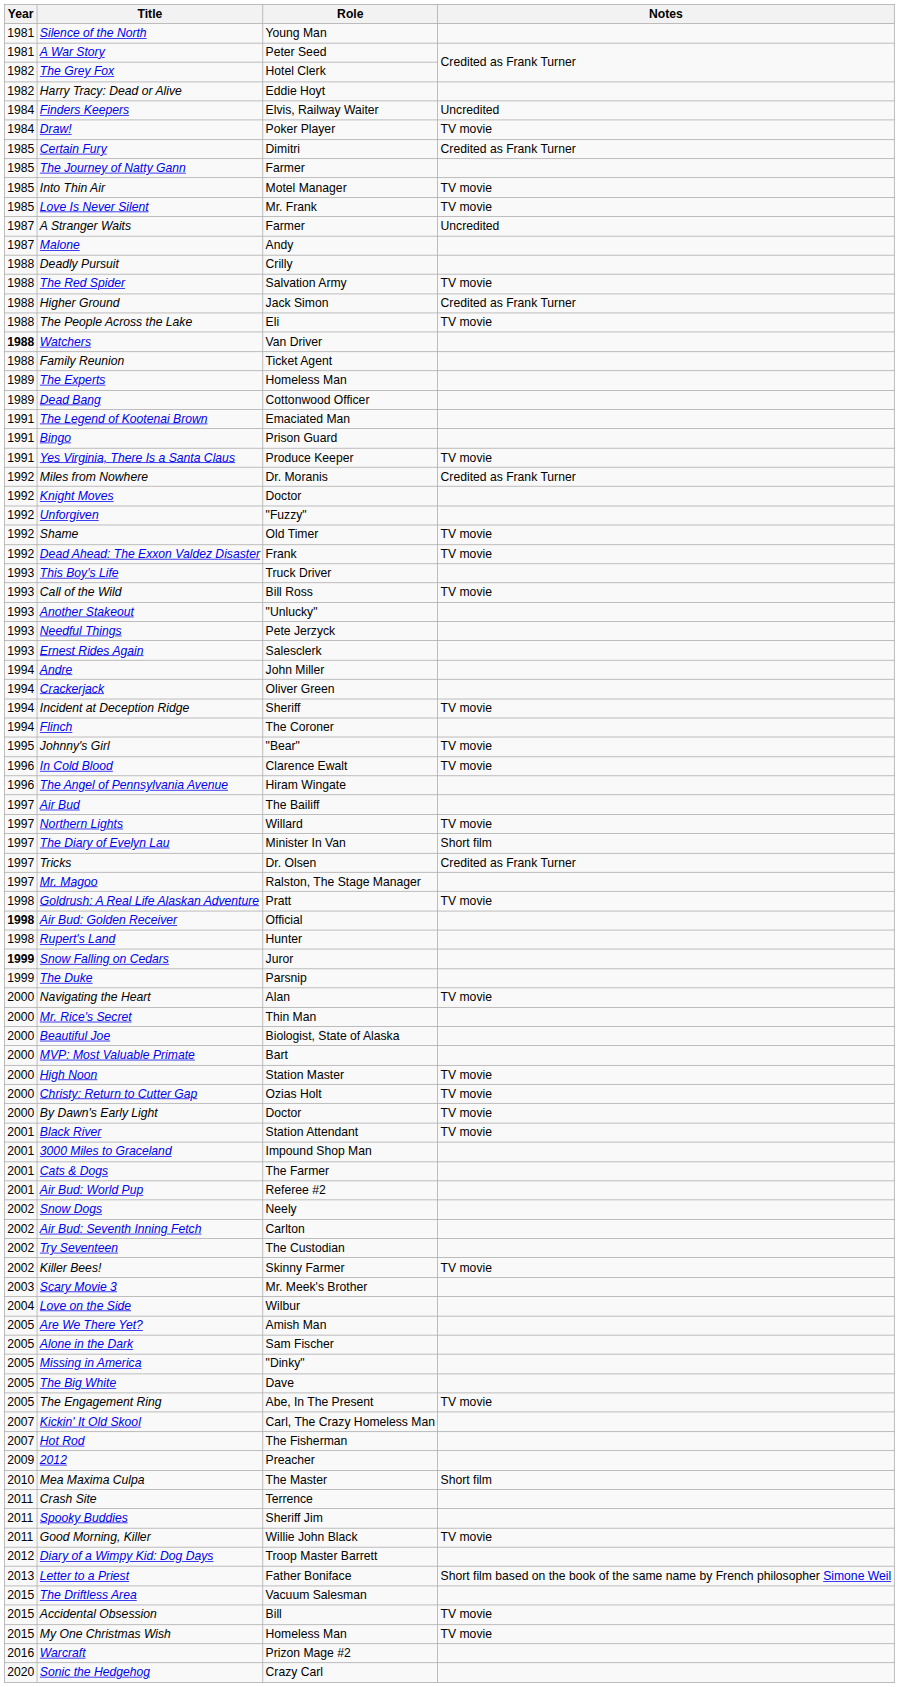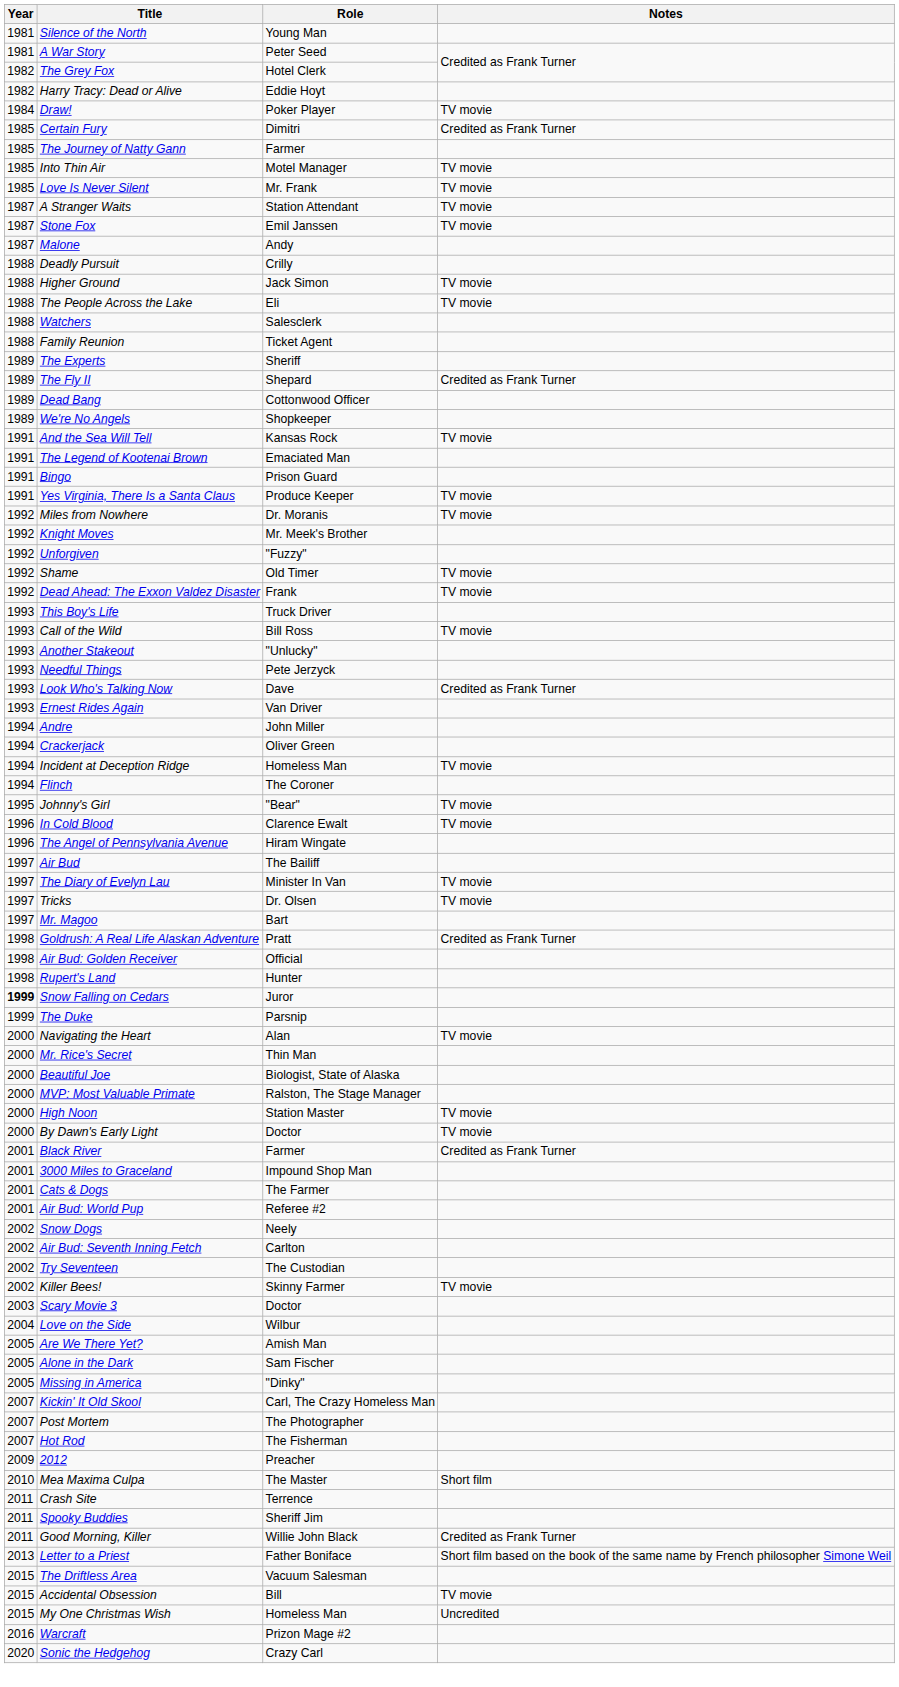- row: (84, 110)
(285, 226) Farmer -> (312, 206) Station Attendant
(470, 226) Uncredited -> (466, 206) TV movie
+ row: (68, 226)
- row: (82, 284)
(508, 303) Credited as Frank Turner -> (466, 284) TV movie
(21, 341) bold -> (21, 322) normal
(294, 341) Van Driver -> (294, 322) Salesclerk
(306, 380) Homeless Man -> (283, 361) Sheriff
+ row: (65, 380)
+ row: (85, 419)
+ row: (96, 438)
(508, 476) Credited as Frank Turner -> (466, 515) TV movie
(283, 496) Doctor -> (316, 534) Mr. Meek's Brother
+ row: (106, 689)
(294, 650) Salesclerk -> (294, 708) Van Driver
(283, 708) Sheriff -> (306, 766) Homeless Man
- row: (81, 824)
(466, 843) Short film -> (466, 881) TV movie
(508, 862) Credited as Frank Turner -> (466, 901) TV movie
(343, 881) Ralston, The Stage Manager -> (277, 920) Bart
(466, 901) TV movie -> (508, 939) Credited as Frank Turner
(21, 920) bold -> (21, 959) normal
(277, 1055) Bart -> (343, 1094) Ralston, The Stage Manager
- row: (119, 1094)
(312, 1132) Station Attendant -> (285, 1151) Farmer
(466, 1132) TV movie -> (508, 1151) Credited as Frank Turner
(316, 1286) Mr. Meek's Brother -> (283, 1306) Doctor
- row: (78, 1383)
- row: (101, 1402)
+ row: (74, 1421)
(466, 1537) TV movie -> (508, 1537) Credited as Frank Turner
- row: (127, 1556)
(466, 1634) TV movie -> (470, 1614) Uncredited
